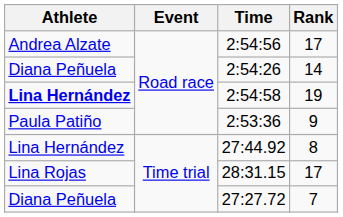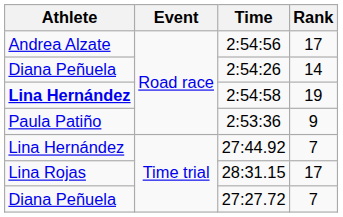(313, 148) 8 -> (313, 148) 7
